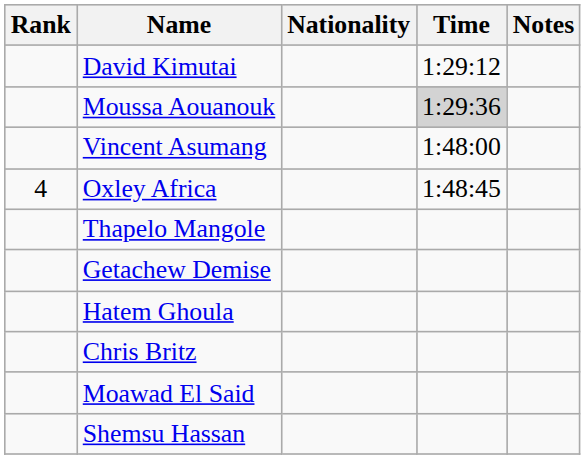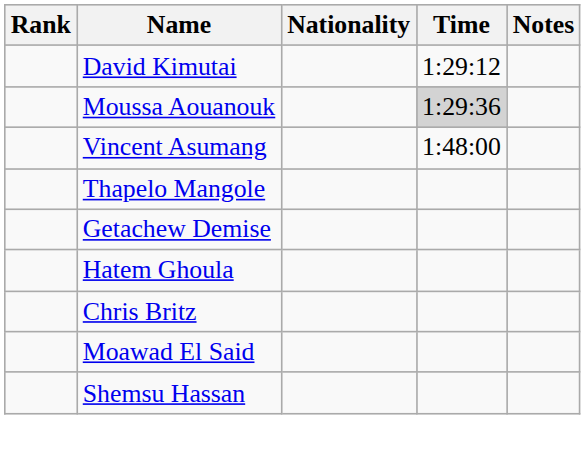- row: (150, 188)
